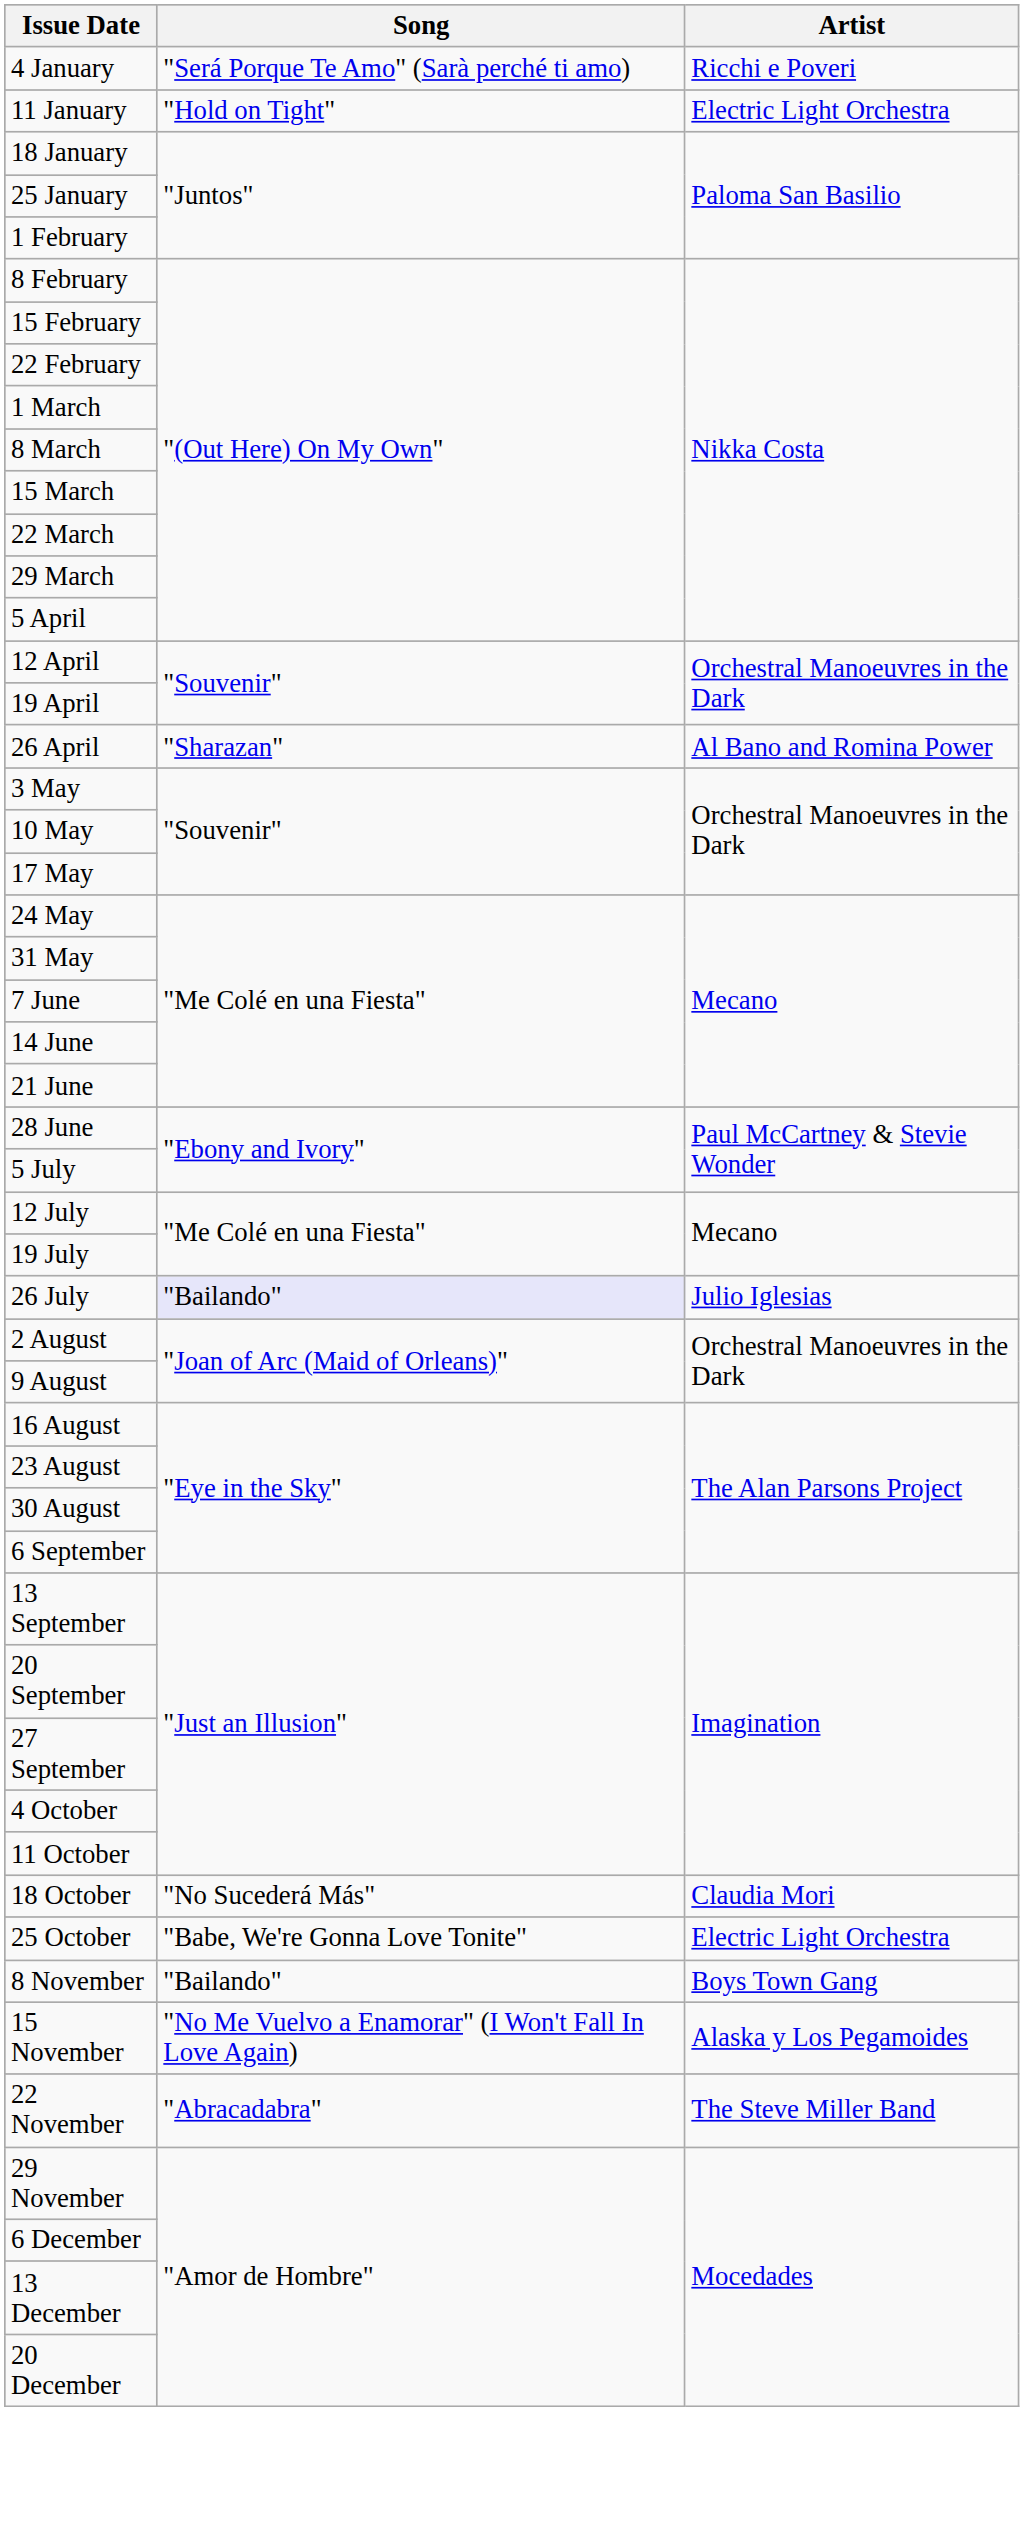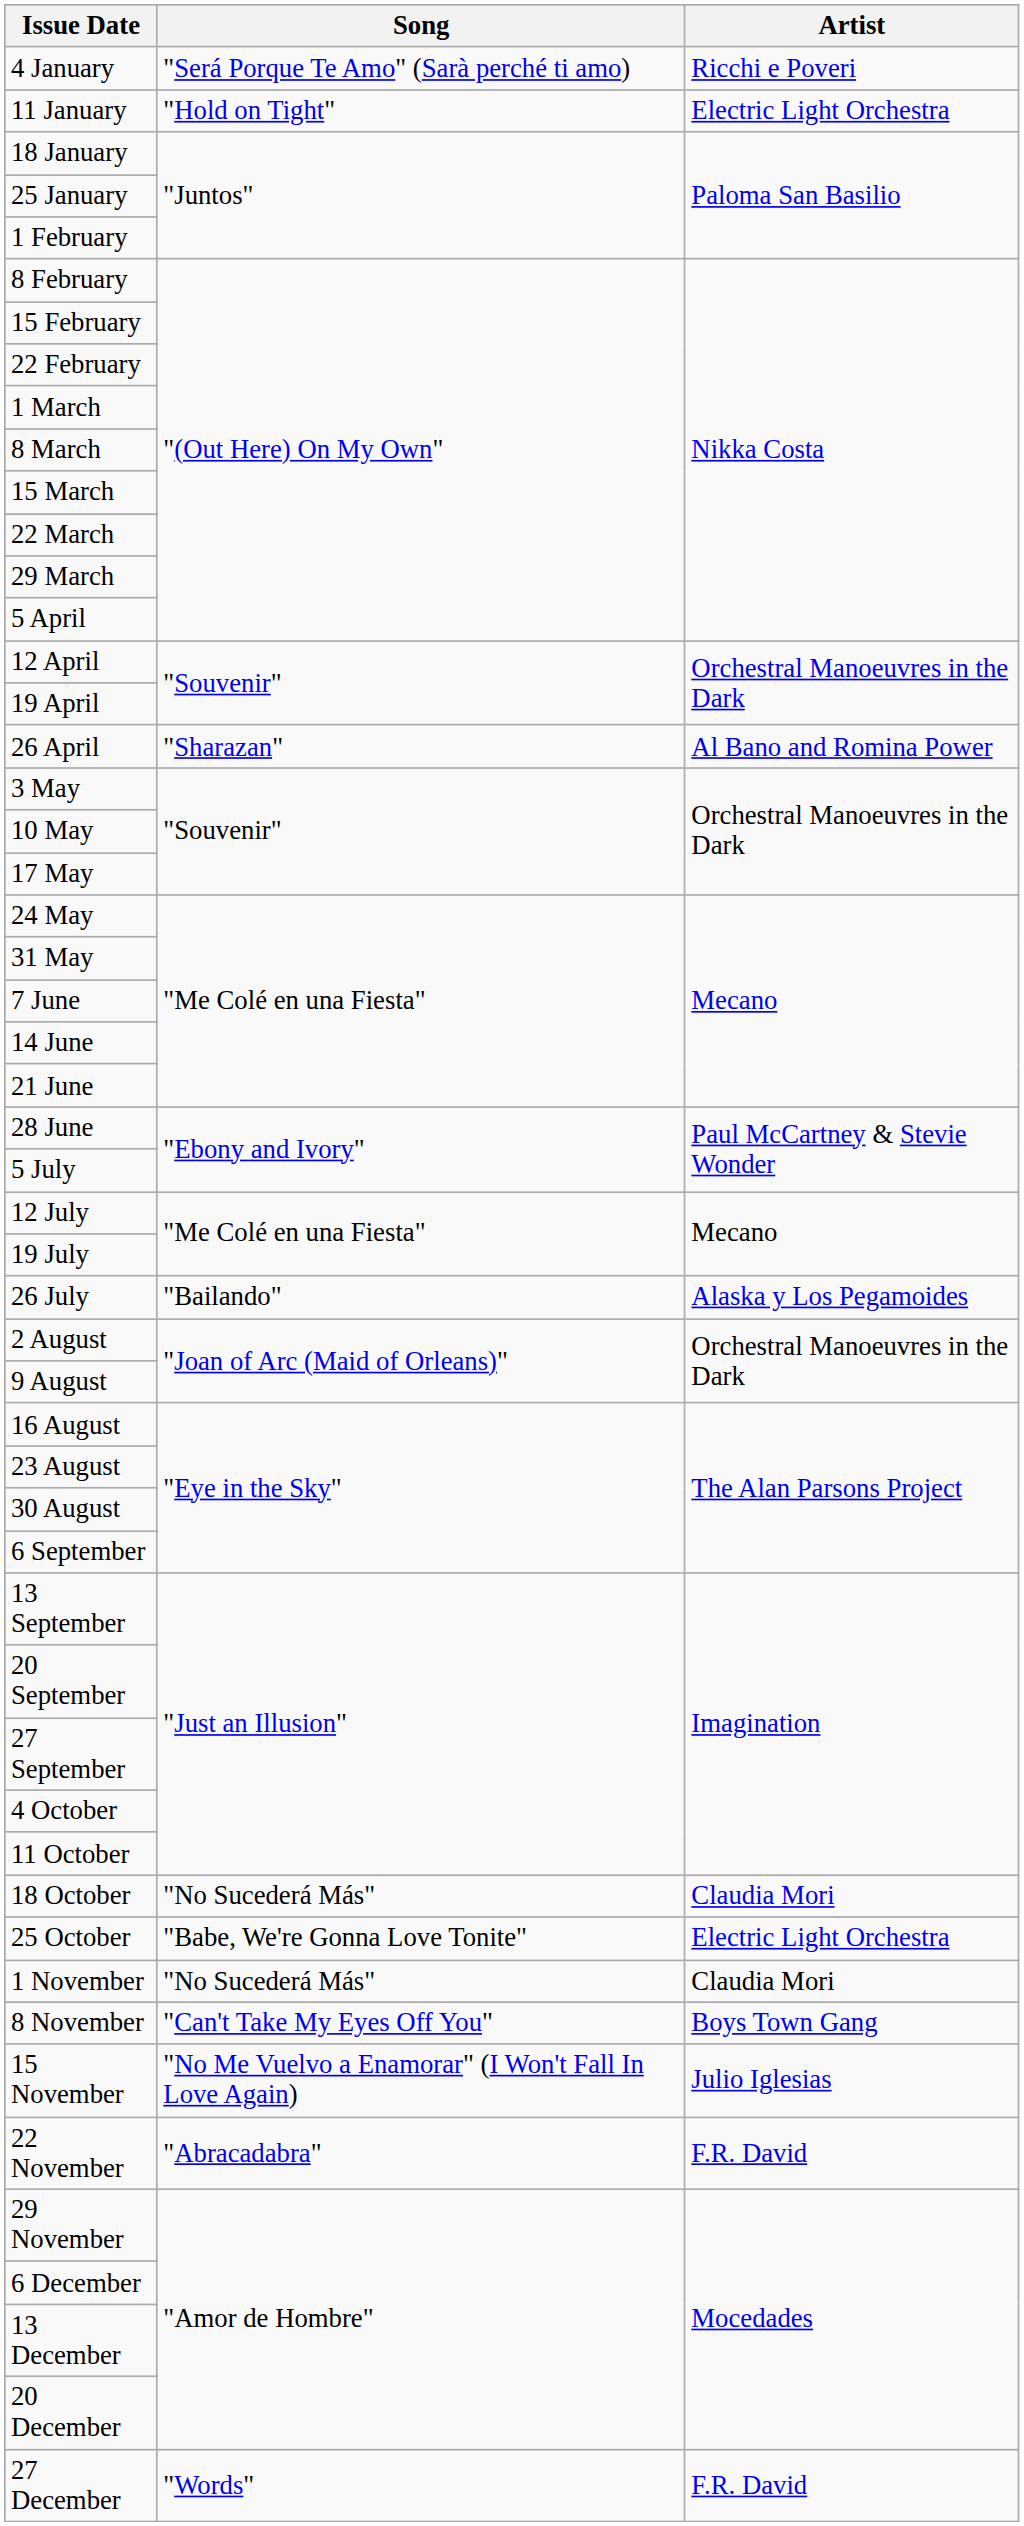(222, 1296) lavender background -> (222, 1296) no background
(761, 1296) Julio Iglesias -> (830, 1296) Alaska y Los Pegamoides
+ row: (77, 1980)
(222, 1980) "Bailando" -> (328, 2022) "Can't Take My Eyes Off You"
(830, 2037) Alaska y Los Pegamoides -> (761, 2080) Julio Iglesias
(813, 2110) The Steve Miller Band -> (749, 2152) F.R. David
+ row: (66, 2484)
